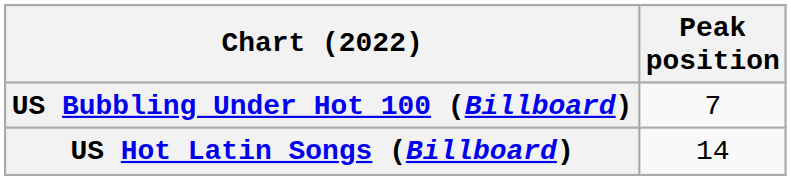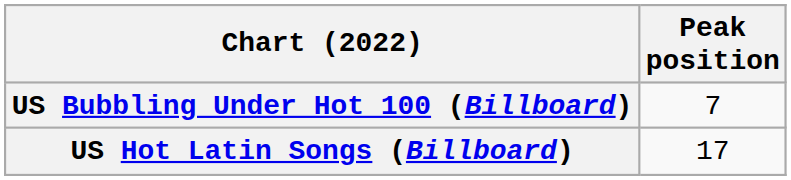(713, 151) 14 -> (713, 151) 17
